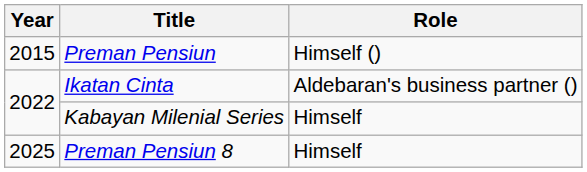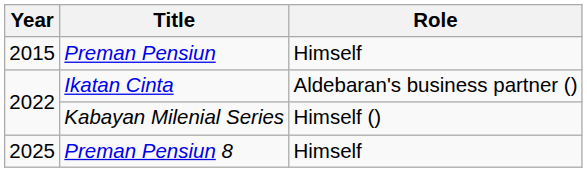(337, 53) Himself () -> (328, 53) Himself
(328, 118) Himself -> (337, 118) Himself ()
